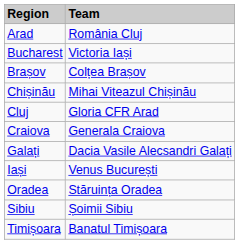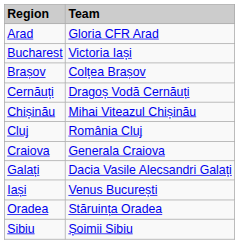(105, 33) România Cluj -> (114, 33) Gloria CFR Arad
+ row: (31, 92)
(114, 111) Gloria CFR Arad -> (105, 131) România Cluj
- row: (34, 229)
